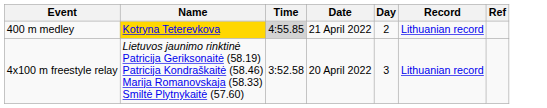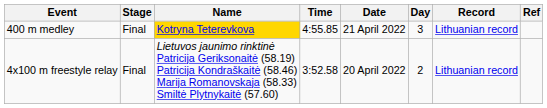+ column: (137, 13)
(286, 30) lightgrey background -> (320, 30) no background
(386, 30) 2 -> (420, 30) 3
(386, 71) 3 -> (420, 71) 2
